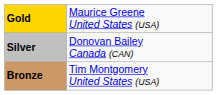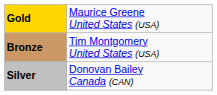rows swapped: (21, 47) <-> (25, 76)
